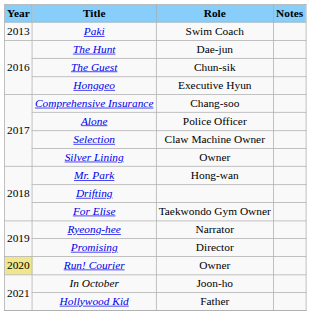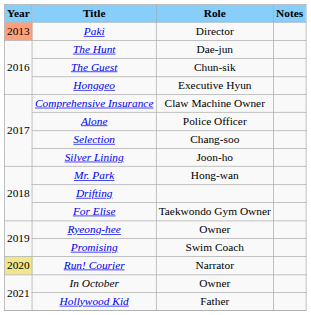(18, 31) no background -> (18, 31) lightsalmon background
(215, 31) Swim Coach -> (215, 31) Director
(215, 103) Chang-soo -> (215, 103) Claw Machine Owner
(215, 139) Claw Machine Owner -> (215, 139) Chang-soo
(215, 157) Owner -> (215, 157) Joon-ho
(215, 229) Narrator -> (215, 229) Owner
(215, 247) Director -> (215, 247) Swim Coach
(215, 265) Owner -> (215, 265) Narrator
(215, 283) Joon-ho -> (215, 283) Owner
